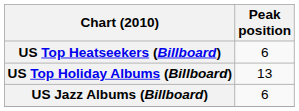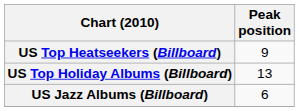(265, 52) 6 -> (265, 52) 9
